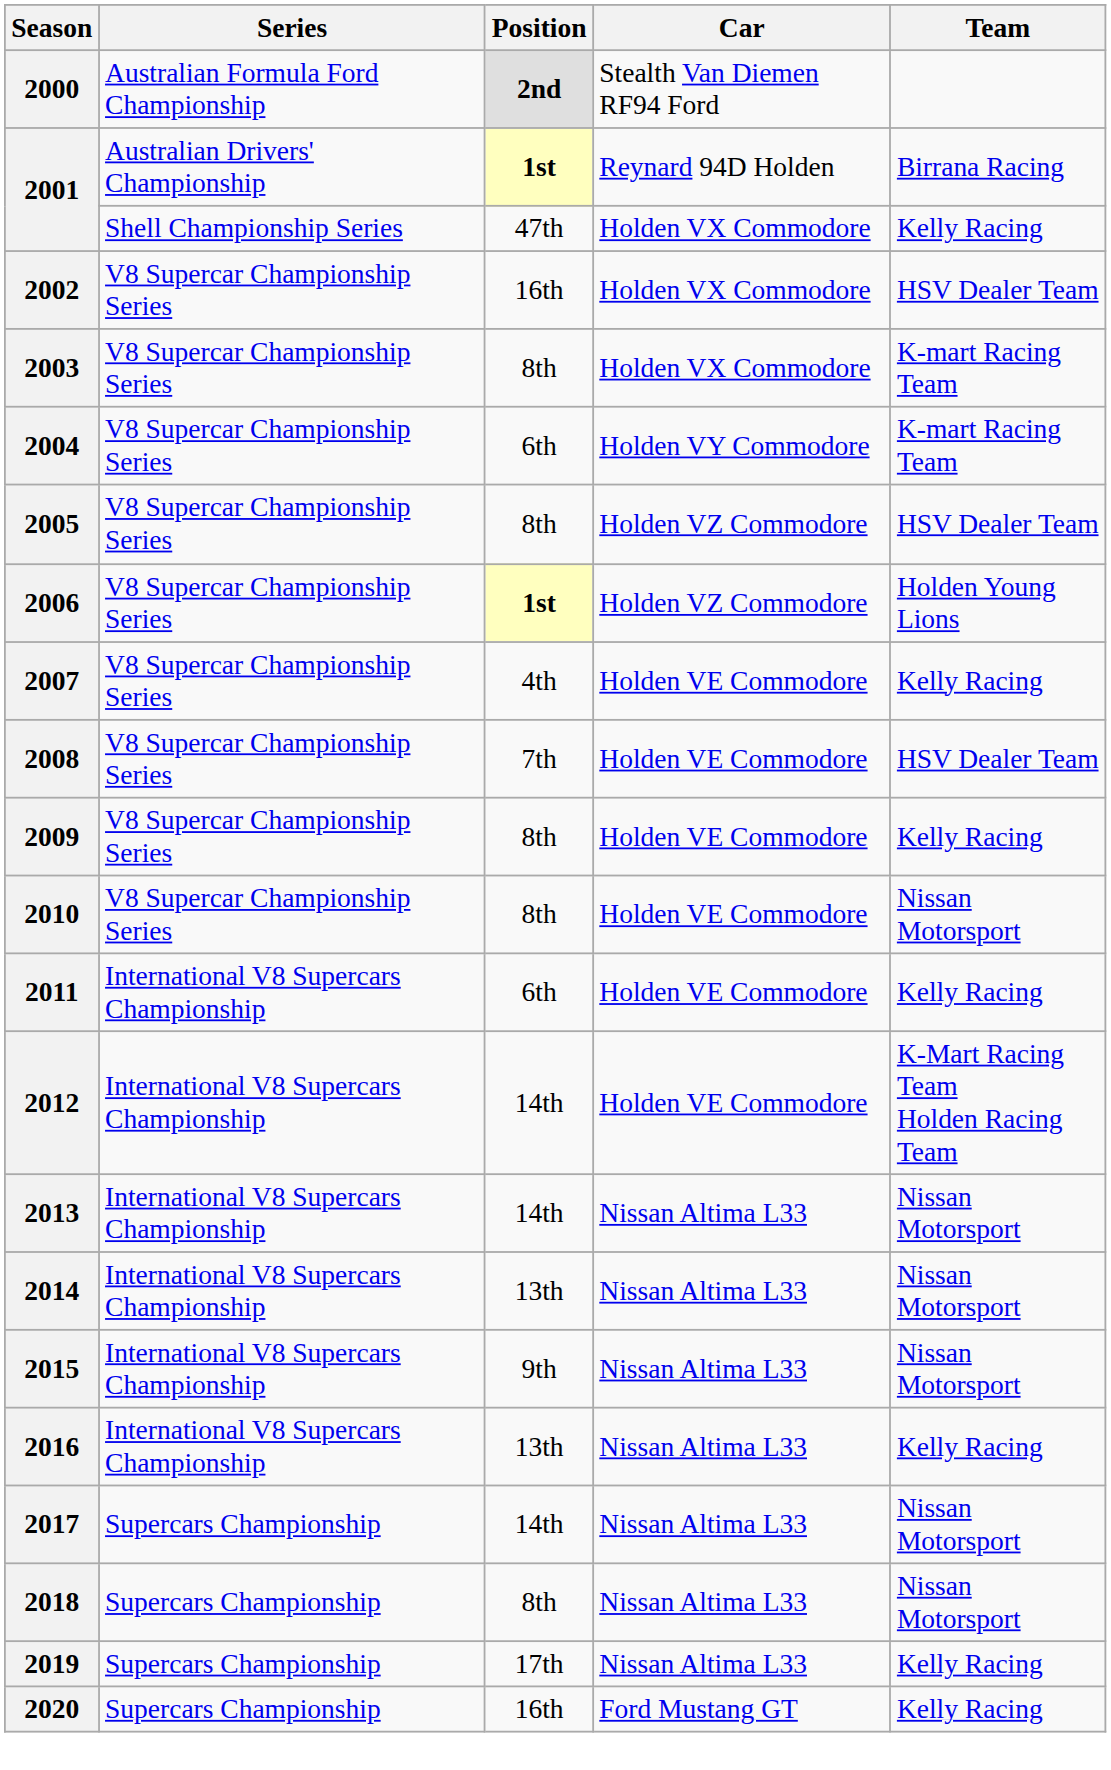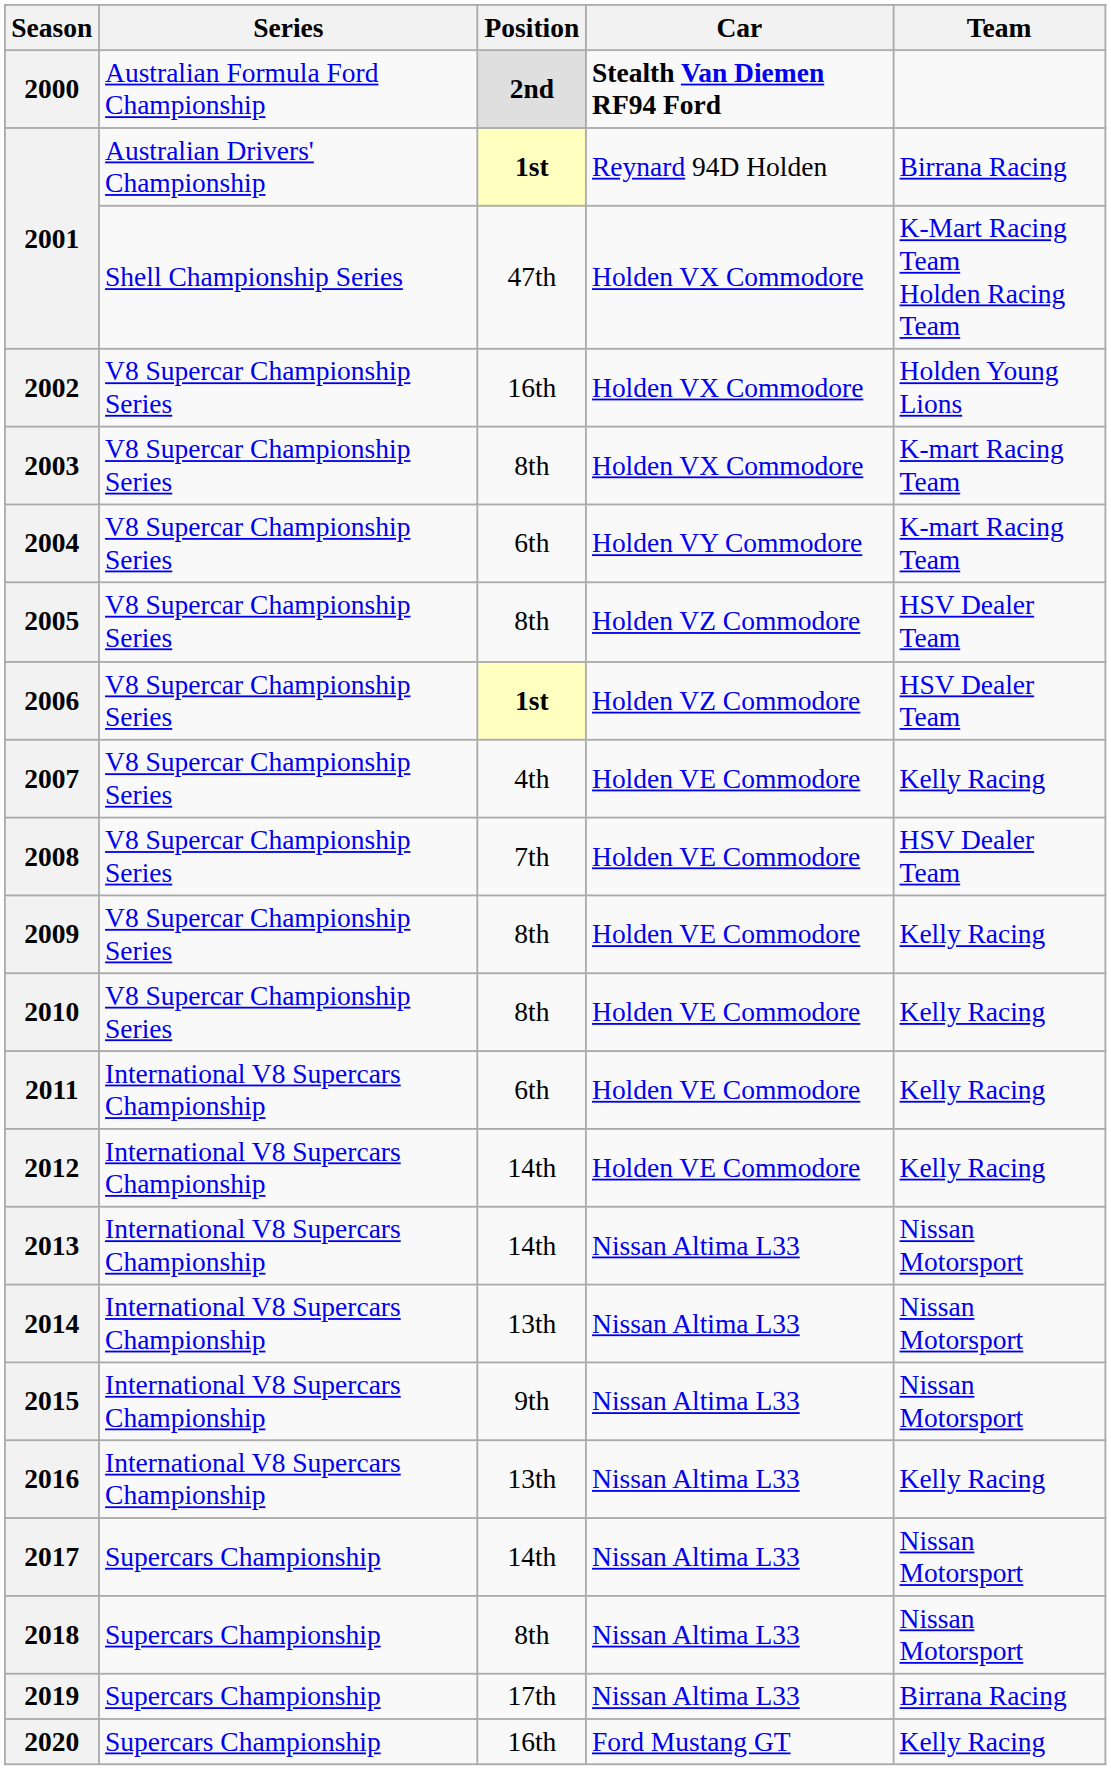(709, 89) normal -> (708, 89) bold
(970, 228) Kelly Racing -> (983, 277) K-Mart Racing Team Holden Racing Team
(998, 290) HSV Dealer Team -> (979, 388) Holden Young Lions
(976, 602) Holden Young Lions -> (967, 699) HSV Dealer Team
(959, 913) Nissan Motorsport -> (972, 1011) Kelly Racing
(980, 1102) K-Mart Racing Team Holden Racing Team -> (972, 1167) Kelly Racing
(970, 1664) Kelly Racing -> (983, 1696) Birrana Racing
